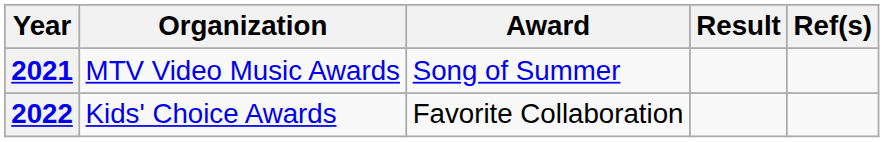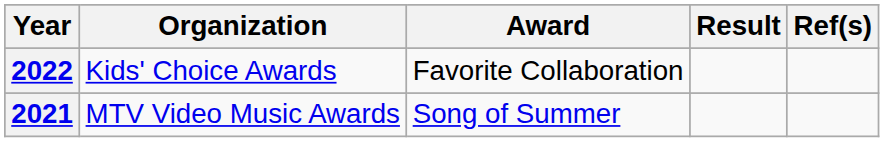rows swapped: (42, 70) <-> (42, 114)
